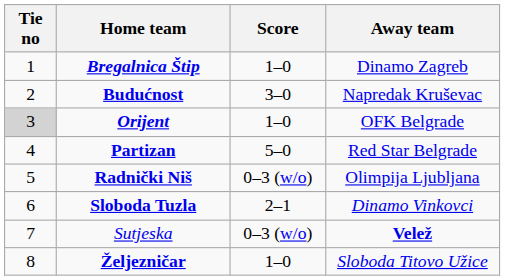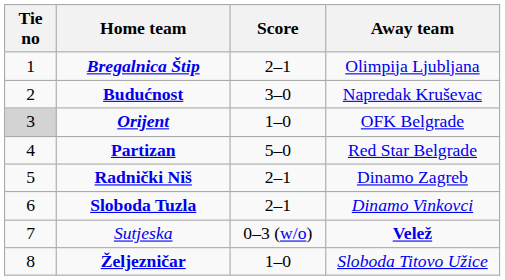(278, 66) 1–0 -> (278, 66) 2–1
(412, 66) Dinamo Zagreb -> (412, 66) Olimpija Ljubljana
(278, 177) 0–3 (w/o) -> (278, 177) 2–1
(412, 177) Olimpija Ljubljana -> (412, 177) Dinamo Zagreb
